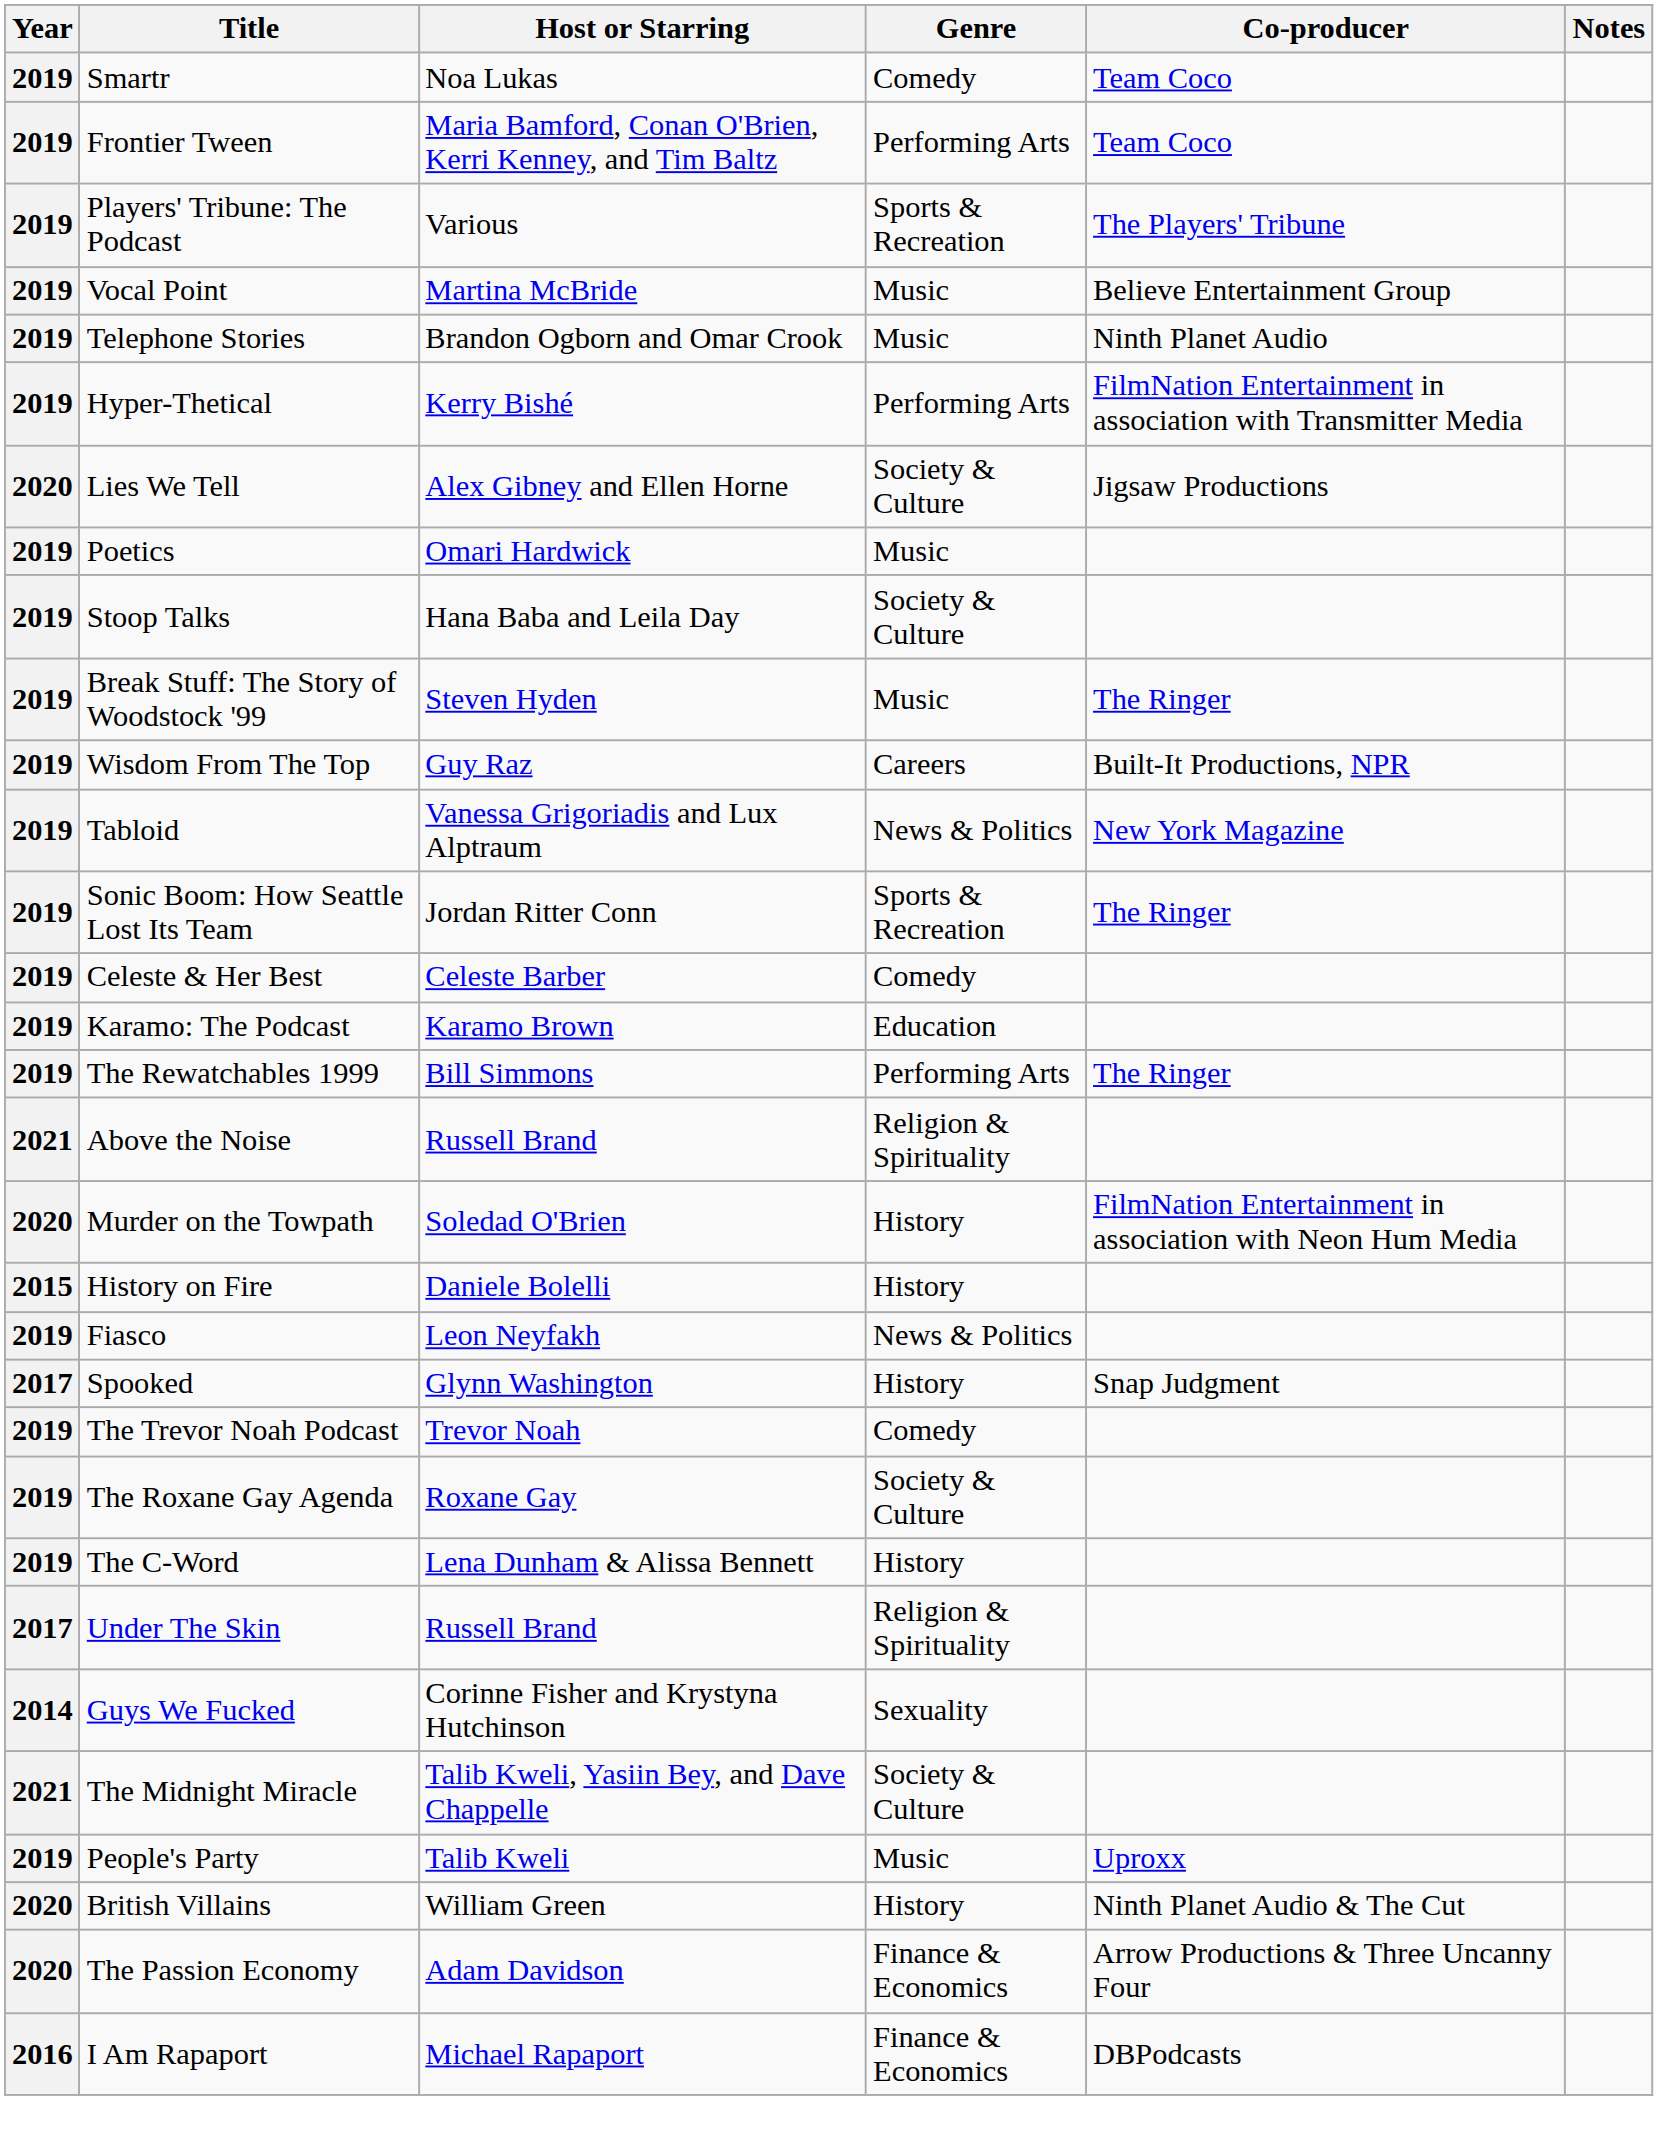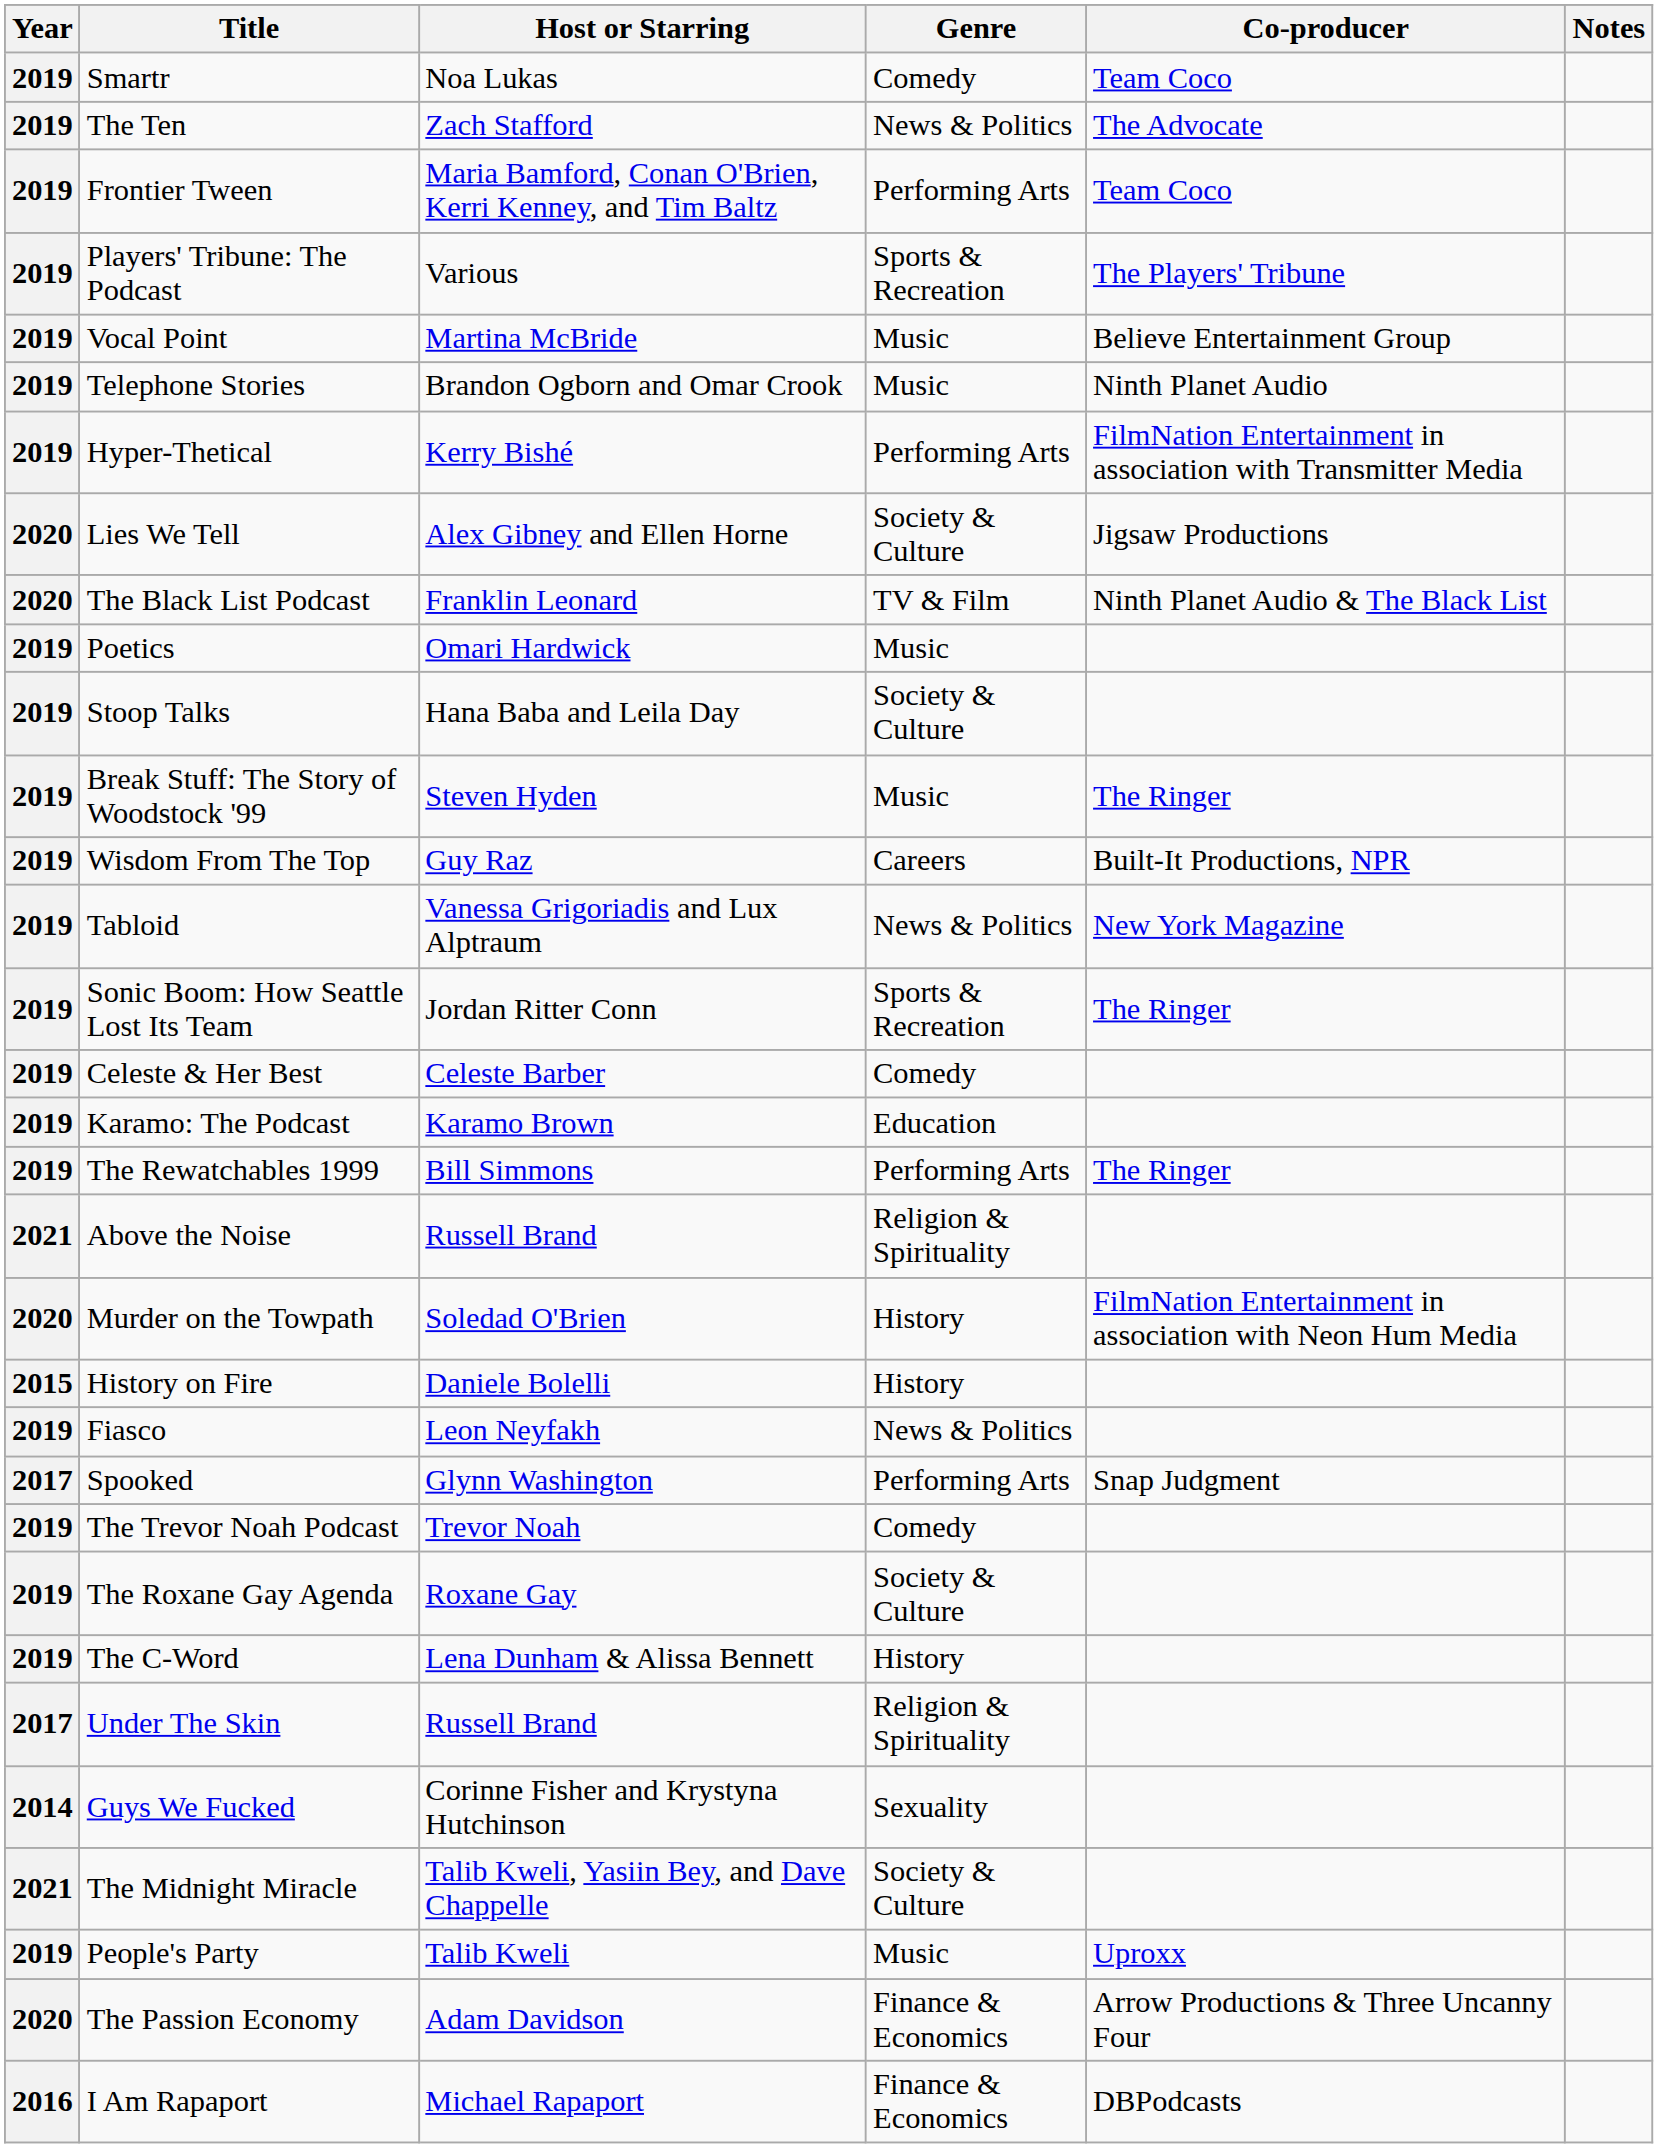+ row: (136, 125)
+ row: (228, 599)
(919, 1383) History -> (971, 1479) Performing Arts
- row: (179, 1905)
